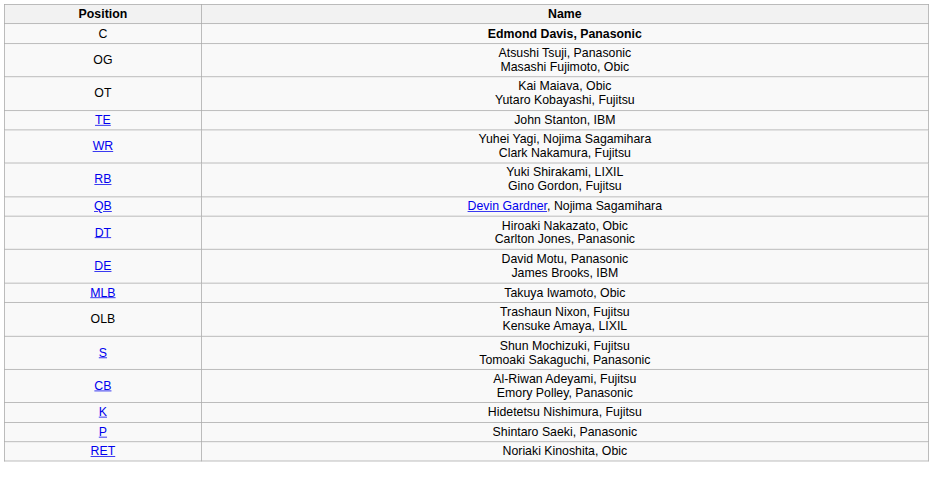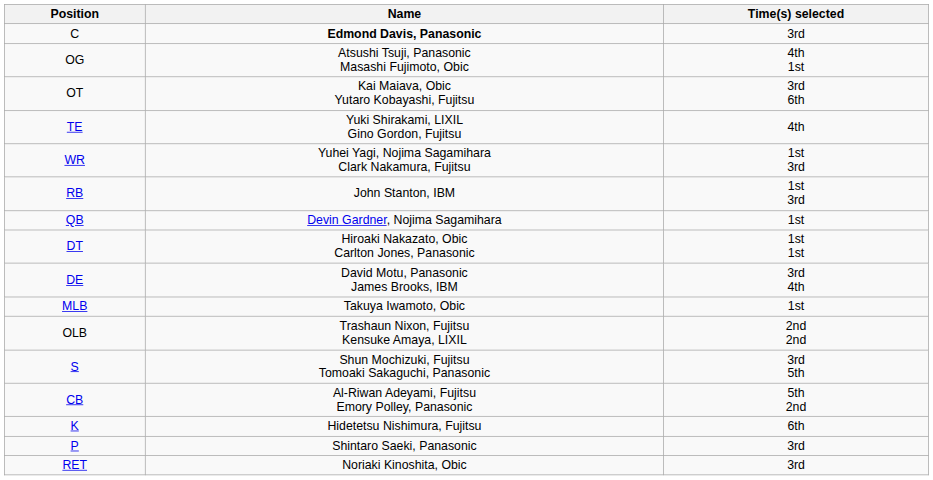+ column: (796, 14)
(565, 120) John Stanton, IBM -> (404, 127) Yuki Shirakami, LIXIL Gino Gordon, Fujitsu
(565, 180) Yuki Shirakami, LIXIL Gino Gordon, Fujitsu -> (404, 193) John Stanton, IBM
